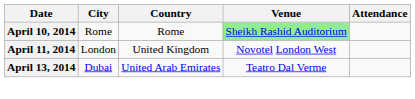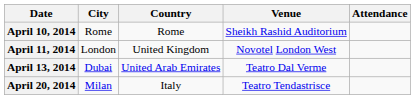(286, 31) lightgreen background -> (286, 31) no background
+ row: (41, 85)
